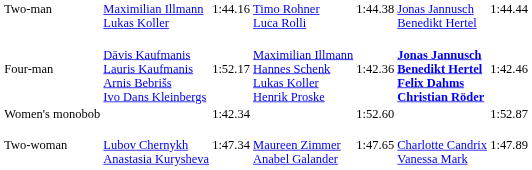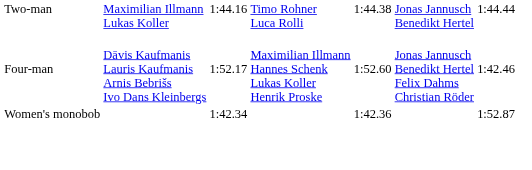(375, 68) 1:42.36 -> (373, 68) 1:52.60
(441, 75) bold -> (434, 75) normal
(375, 114) 1:52.60 -> (373, 114) 1:42.36
- row: (36, 145)
